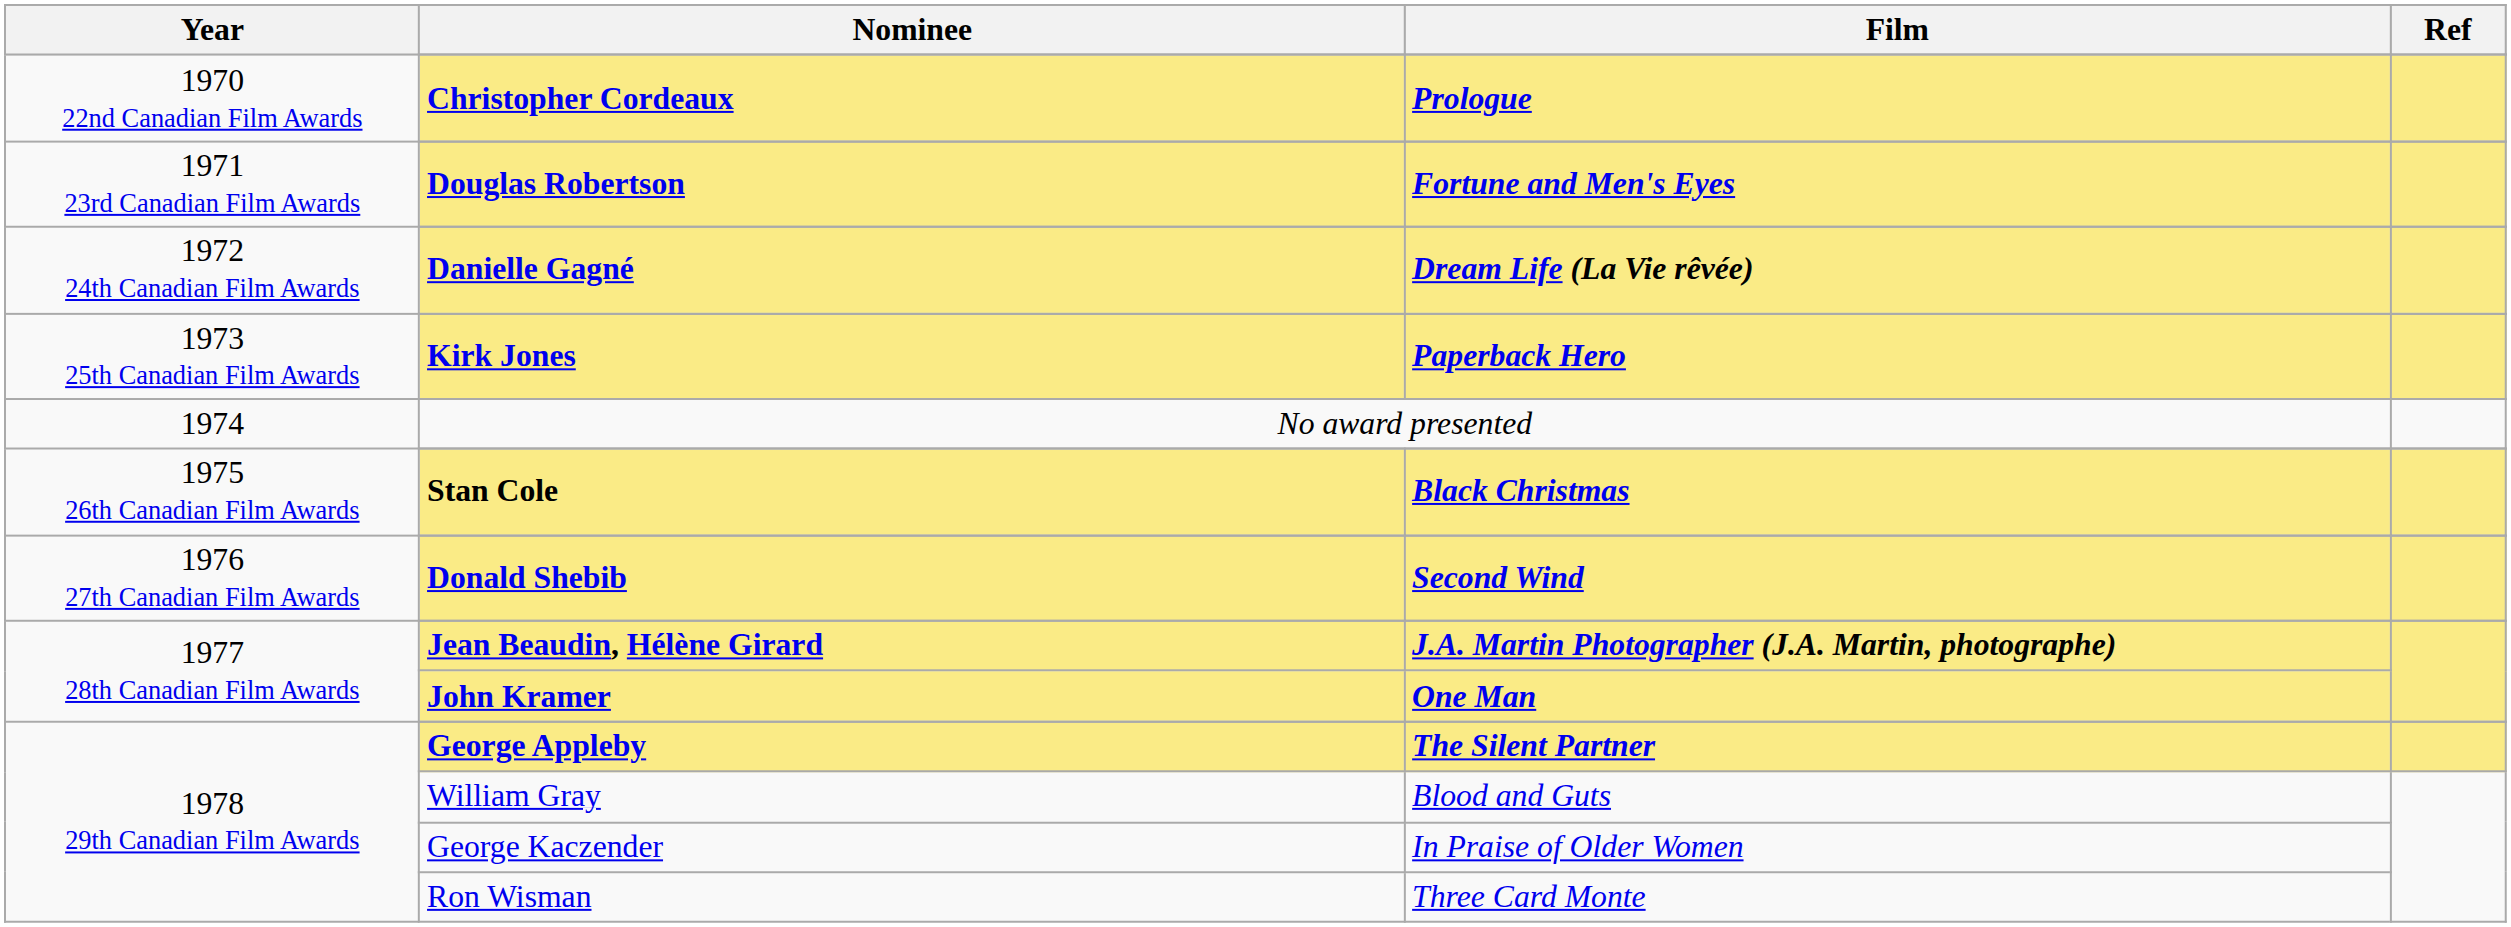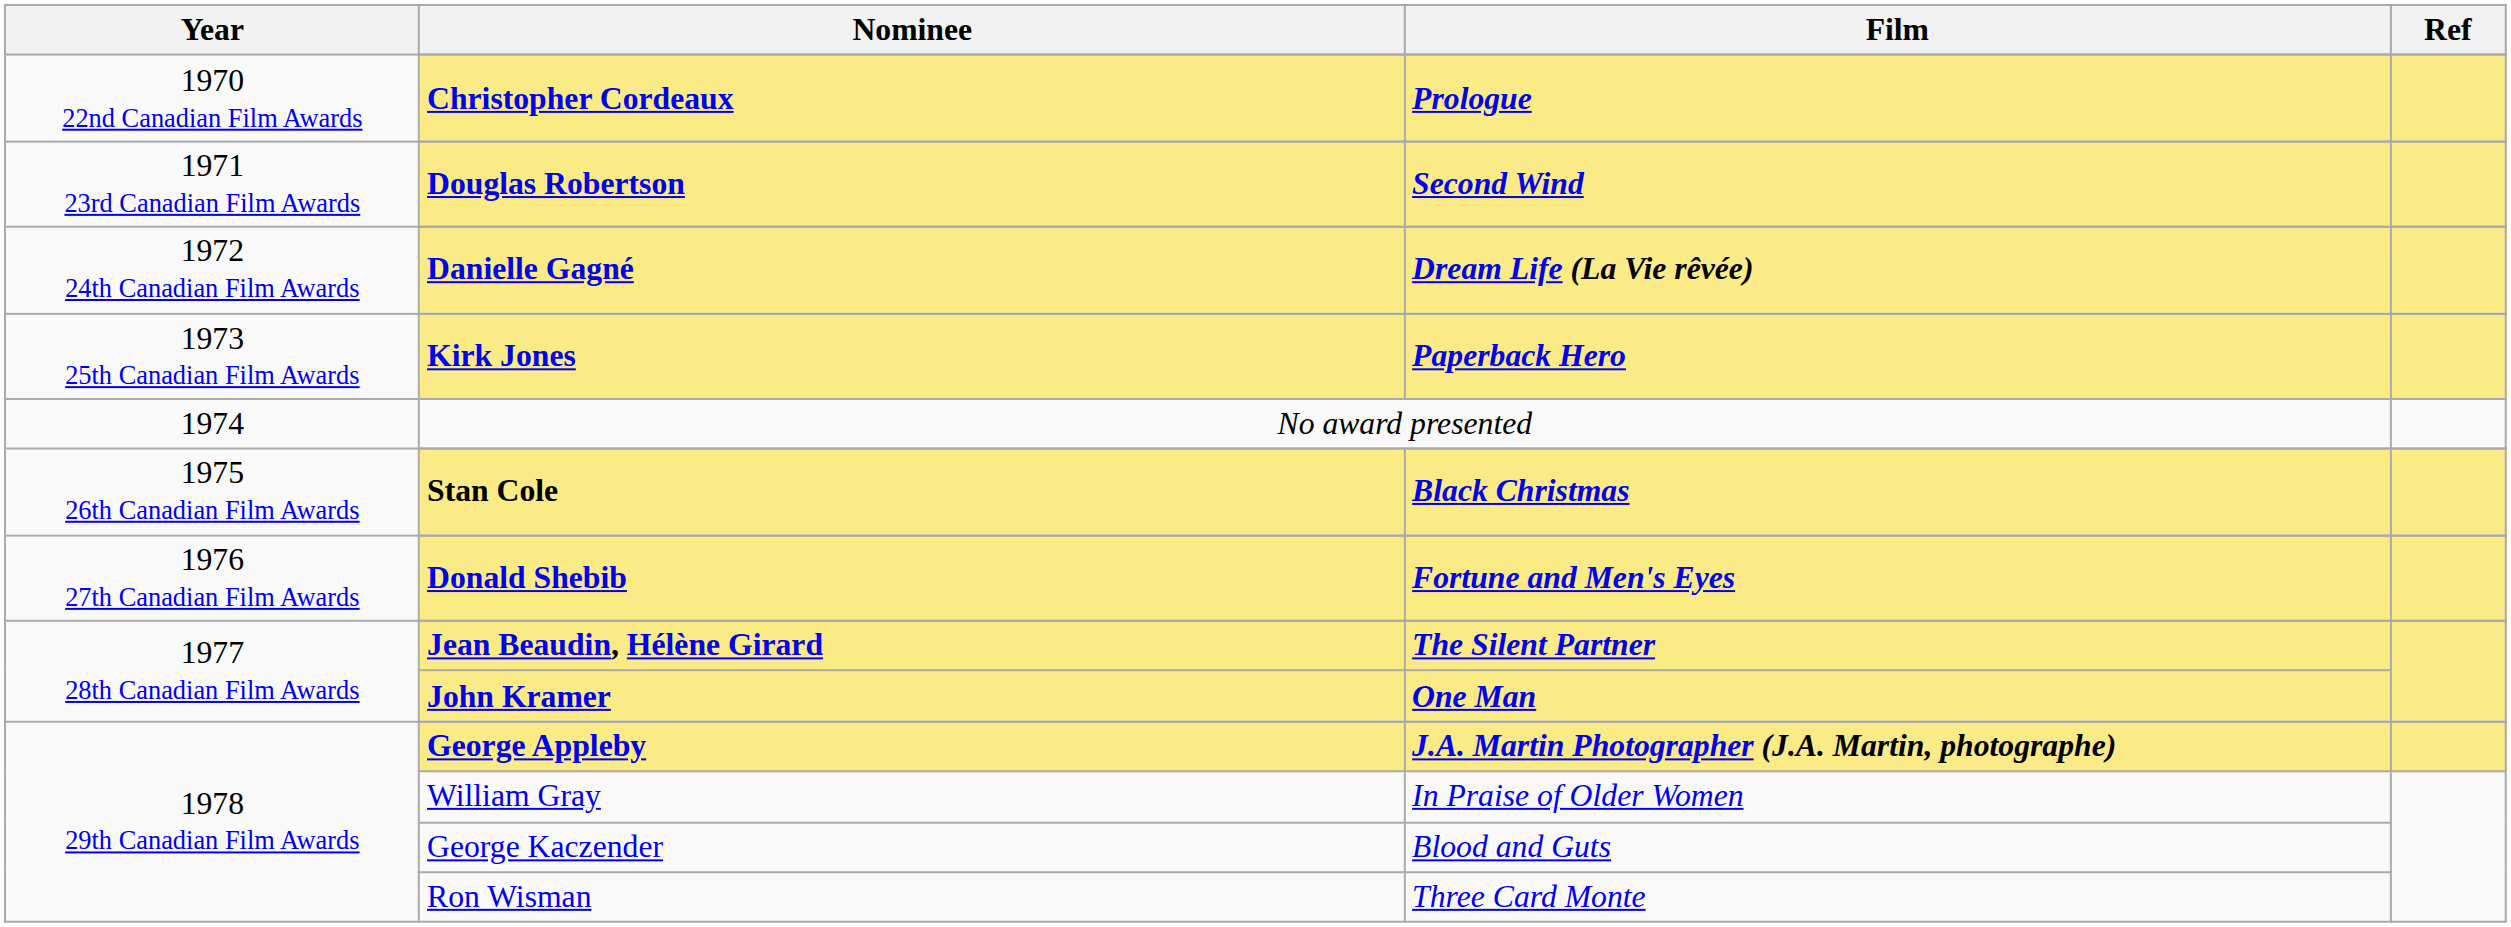(1574, 183) Fortune and Men's Eyes -> (1498, 183) Second Wind
(1498, 577) Second Wind -> (1574, 577) Fortune and Men's Eyes
(1764, 645) J.A. Martin Photographer (J.A. Martin, photographe) -> (1534, 645) The Silent Partner
(1534, 745) The Silent Partner -> (1764, 745) J.A. Martin Photographer (J.A. Martin, photographe)
(1512, 796) Blood and Guts -> (1578, 796) In Praise of Older Women
(1578, 846) In Praise of Older Women -> (1512, 846) Blood and Guts
